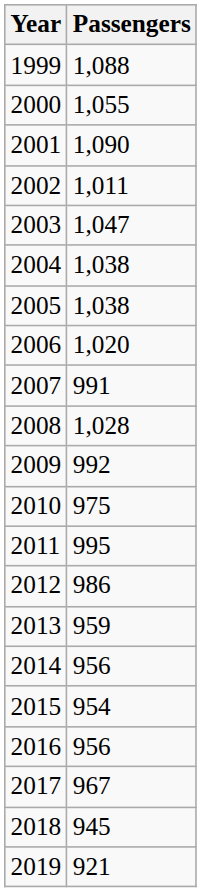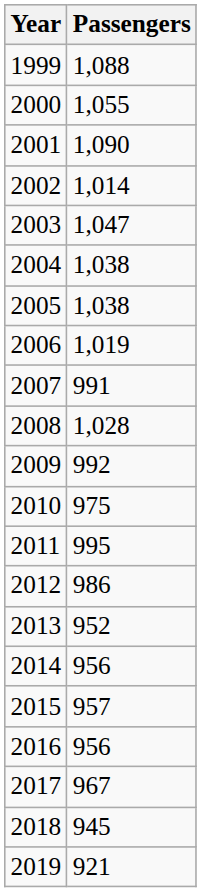(101, 184) 1,011 -> (101, 184) 1,014
(101, 345) 1,020 -> (101, 345) 1,019
(92, 625) 959 -> (92, 625) 952
(92, 706) 954 -> (92, 706) 957
